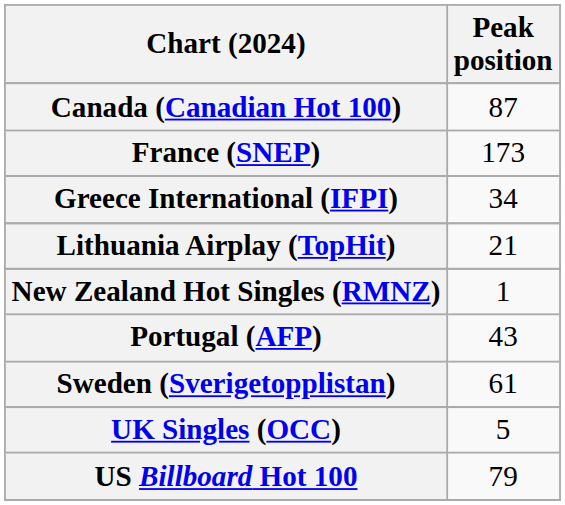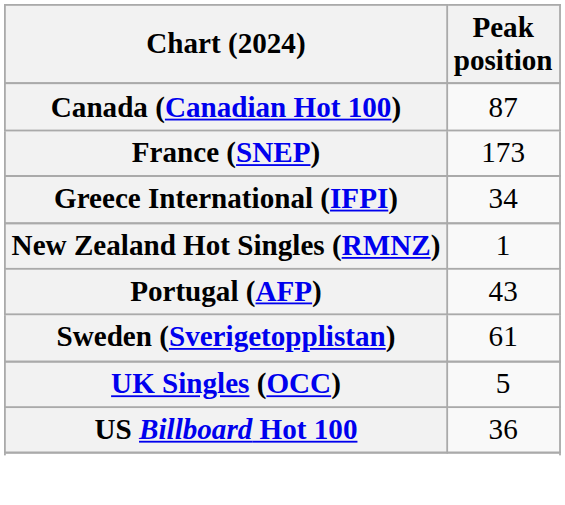- row: (226, 245)
(503, 475) 79 -> (503, 429) 36
